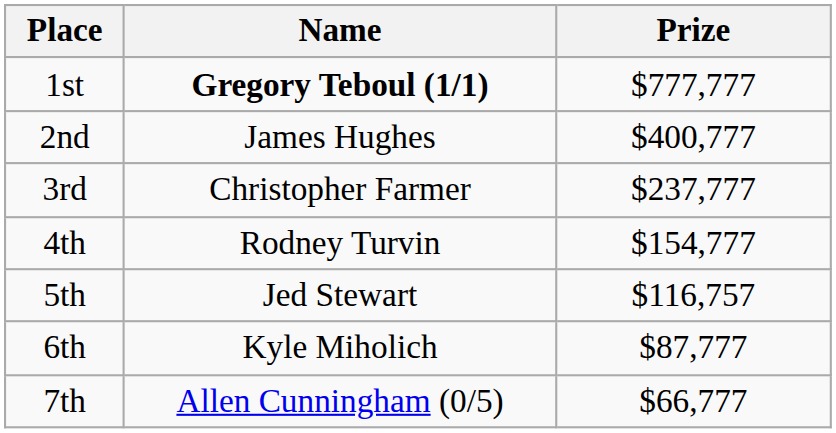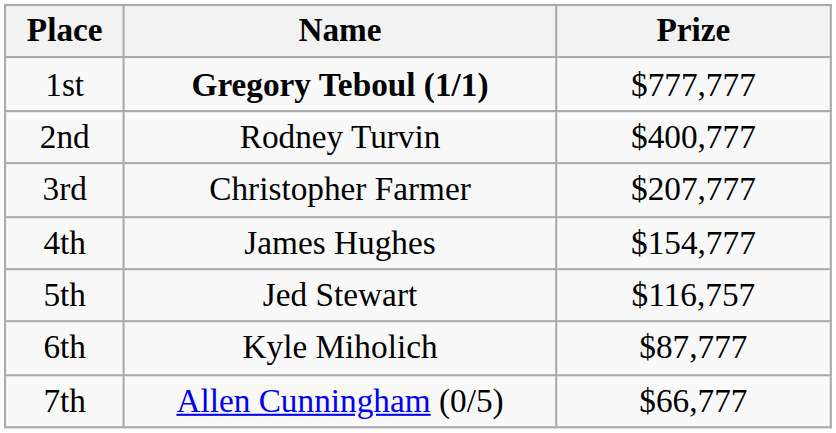(340, 136) James Hughes -> (340, 136) Rodney Turvin
(693, 189) $237,777 -> (693, 189) $207,777
(340, 242) Rodney Turvin -> (340, 242) James Hughes
